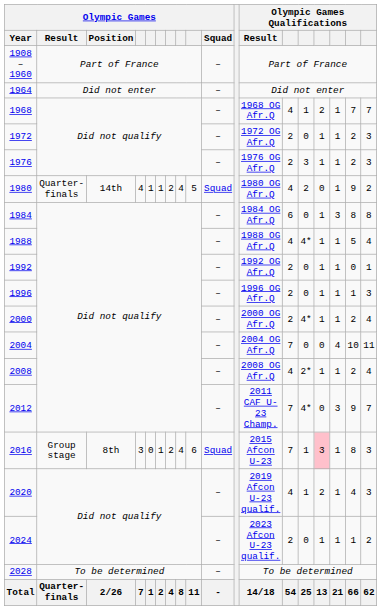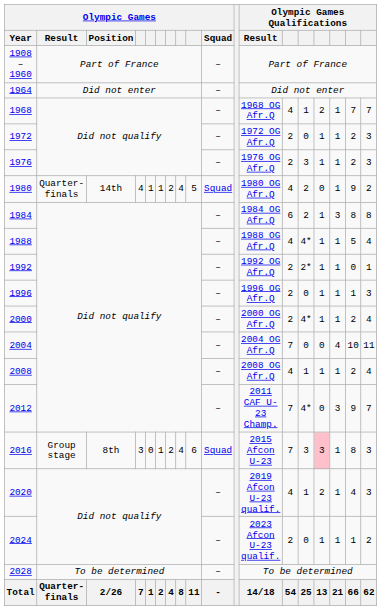(306, 215) 0 -> (306, 215) 2
(306, 267) 0 -> (306, 267) 2*
(306, 371) 2* -> (306, 371) 1
(306, 450) 1 -> (306, 450) 3
